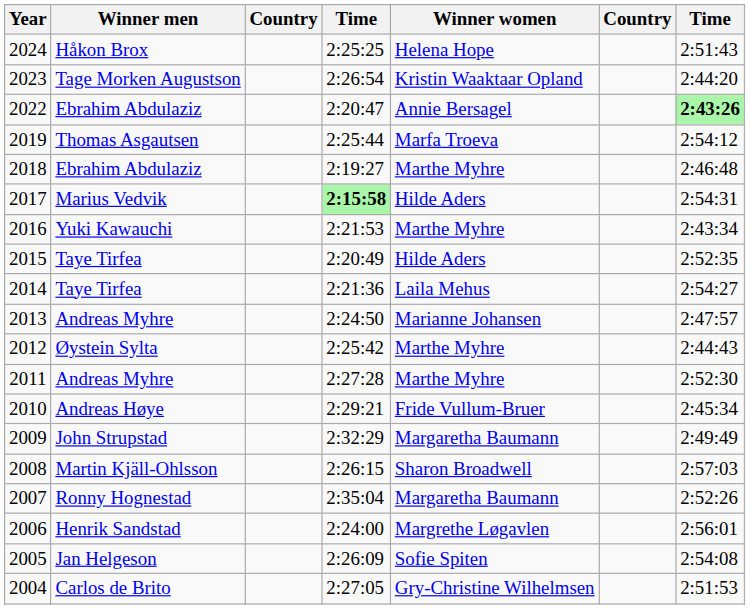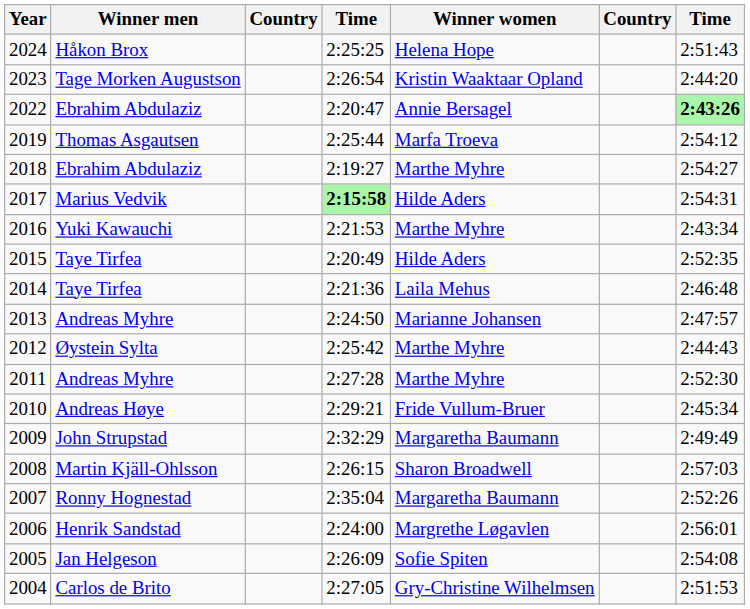(709, 169) 2:46:48 -> (709, 169) 2:54:27
(709, 288) 2:54:27 -> (709, 288) 2:46:48
